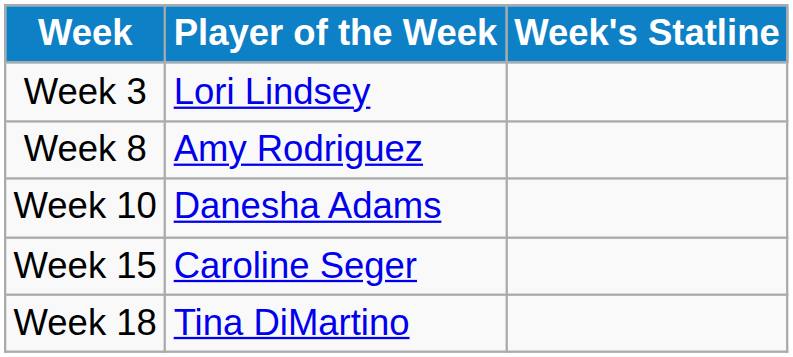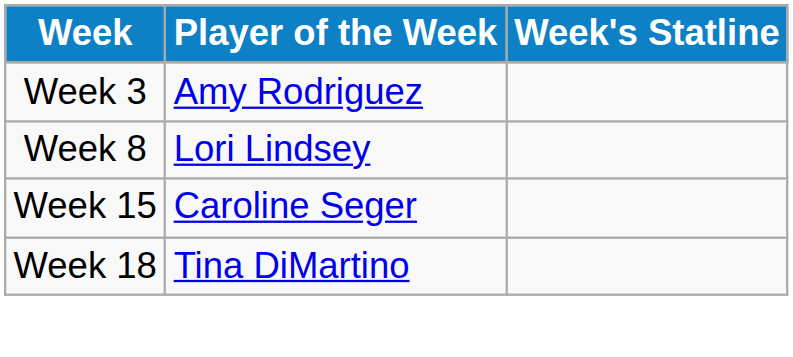(272, 91) Lori Lindsey -> (298, 91) Amy Rodriguez
(298, 149) Amy Rodriguez -> (272, 149) Lori Lindsey
- row: (85, 206)
